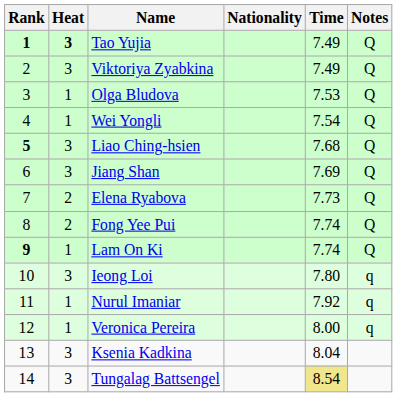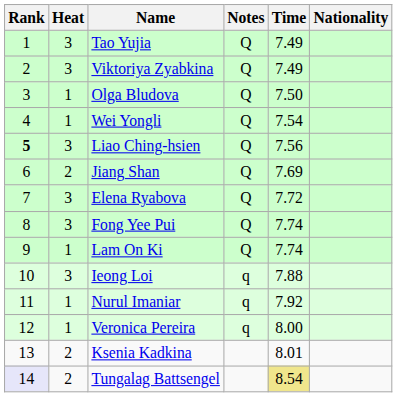columns swapped: (265, 17) <-> (370, 17)
(26, 43) bold -> (26, 43) normal
(68, 43) bold -> (68, 43) normal
(326, 95) 7.53 -> (289, 95) 7.50
(326, 146) 7.68 -> (289, 146) 7.56
(68, 172) 3 -> (68, 172) 2
(68, 198) 2 -> (68, 198) 3
(326, 198) 7.73 -> (289, 198) 7.72
(68, 224) 2 -> (68, 224) 3
(26, 249) bold -> (26, 249) normal
(326, 275) 7.80 -> (289, 275) 7.88
(68, 353) 3 -> (68, 353) 2
(326, 353) 8.04 -> (289, 353) 8.01
(26, 378) no background -> (26, 378) lavender background
(68, 378) 3 -> (68, 378) 2
